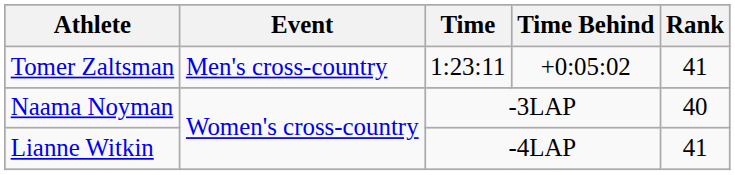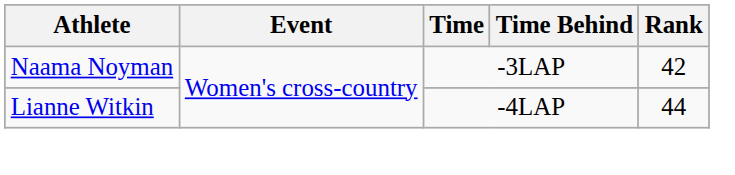- row: (92, 66)
(695, 107) 40 -> (674, 66) 42
(695, 148) 41 -> (674, 107) 44
